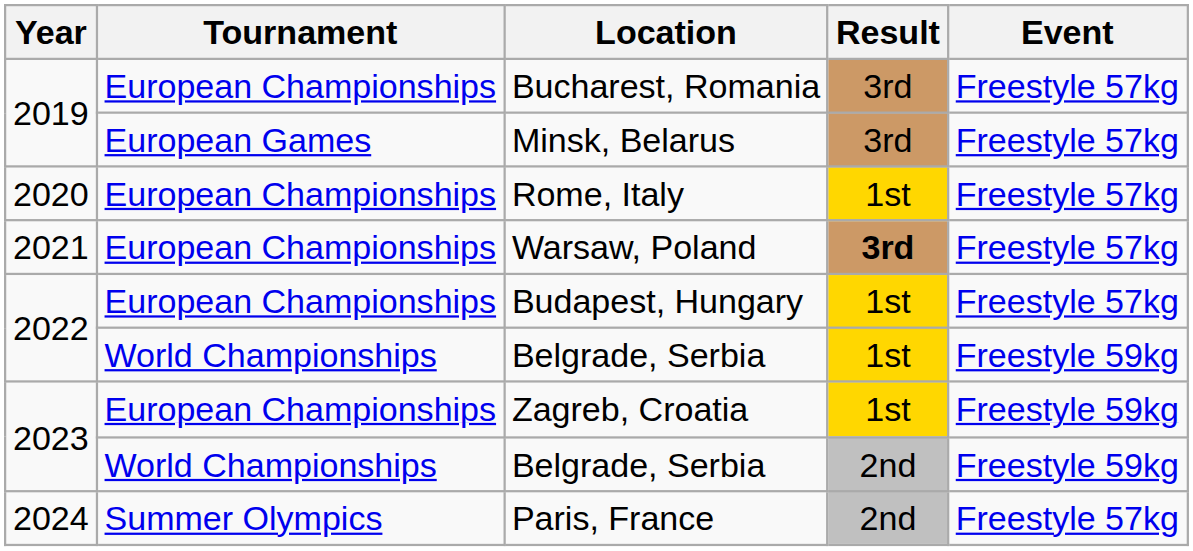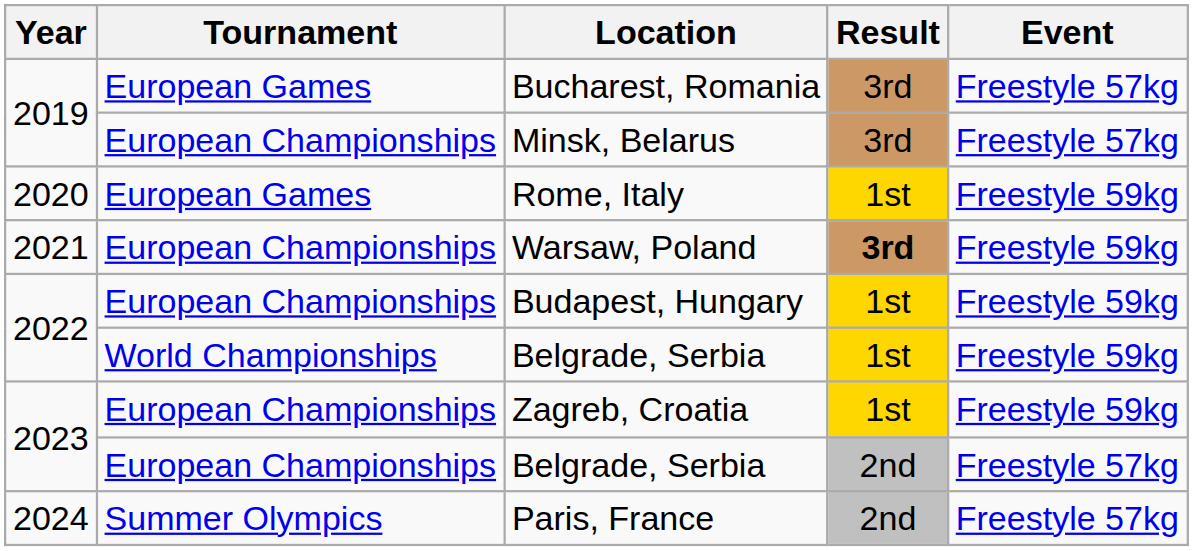(300, 86) European Championships -> (238, 86) European Games
(238, 140) European Games -> (300, 140) European Championships
(300, 194) European Championships -> (238, 194) European Games
(1067, 194) Freestyle 57kg -> (1067, 194) Freestyle 59kg
(1067, 248) Freestyle 57kg -> (1067, 248) Freestyle 59kg
(1067, 302) Freestyle 57kg -> (1067, 302) Freestyle 59kg
(271, 463) World Championships -> (300, 463) European Championships
(1067, 463) Freestyle 59kg -> (1067, 463) Freestyle 57kg
